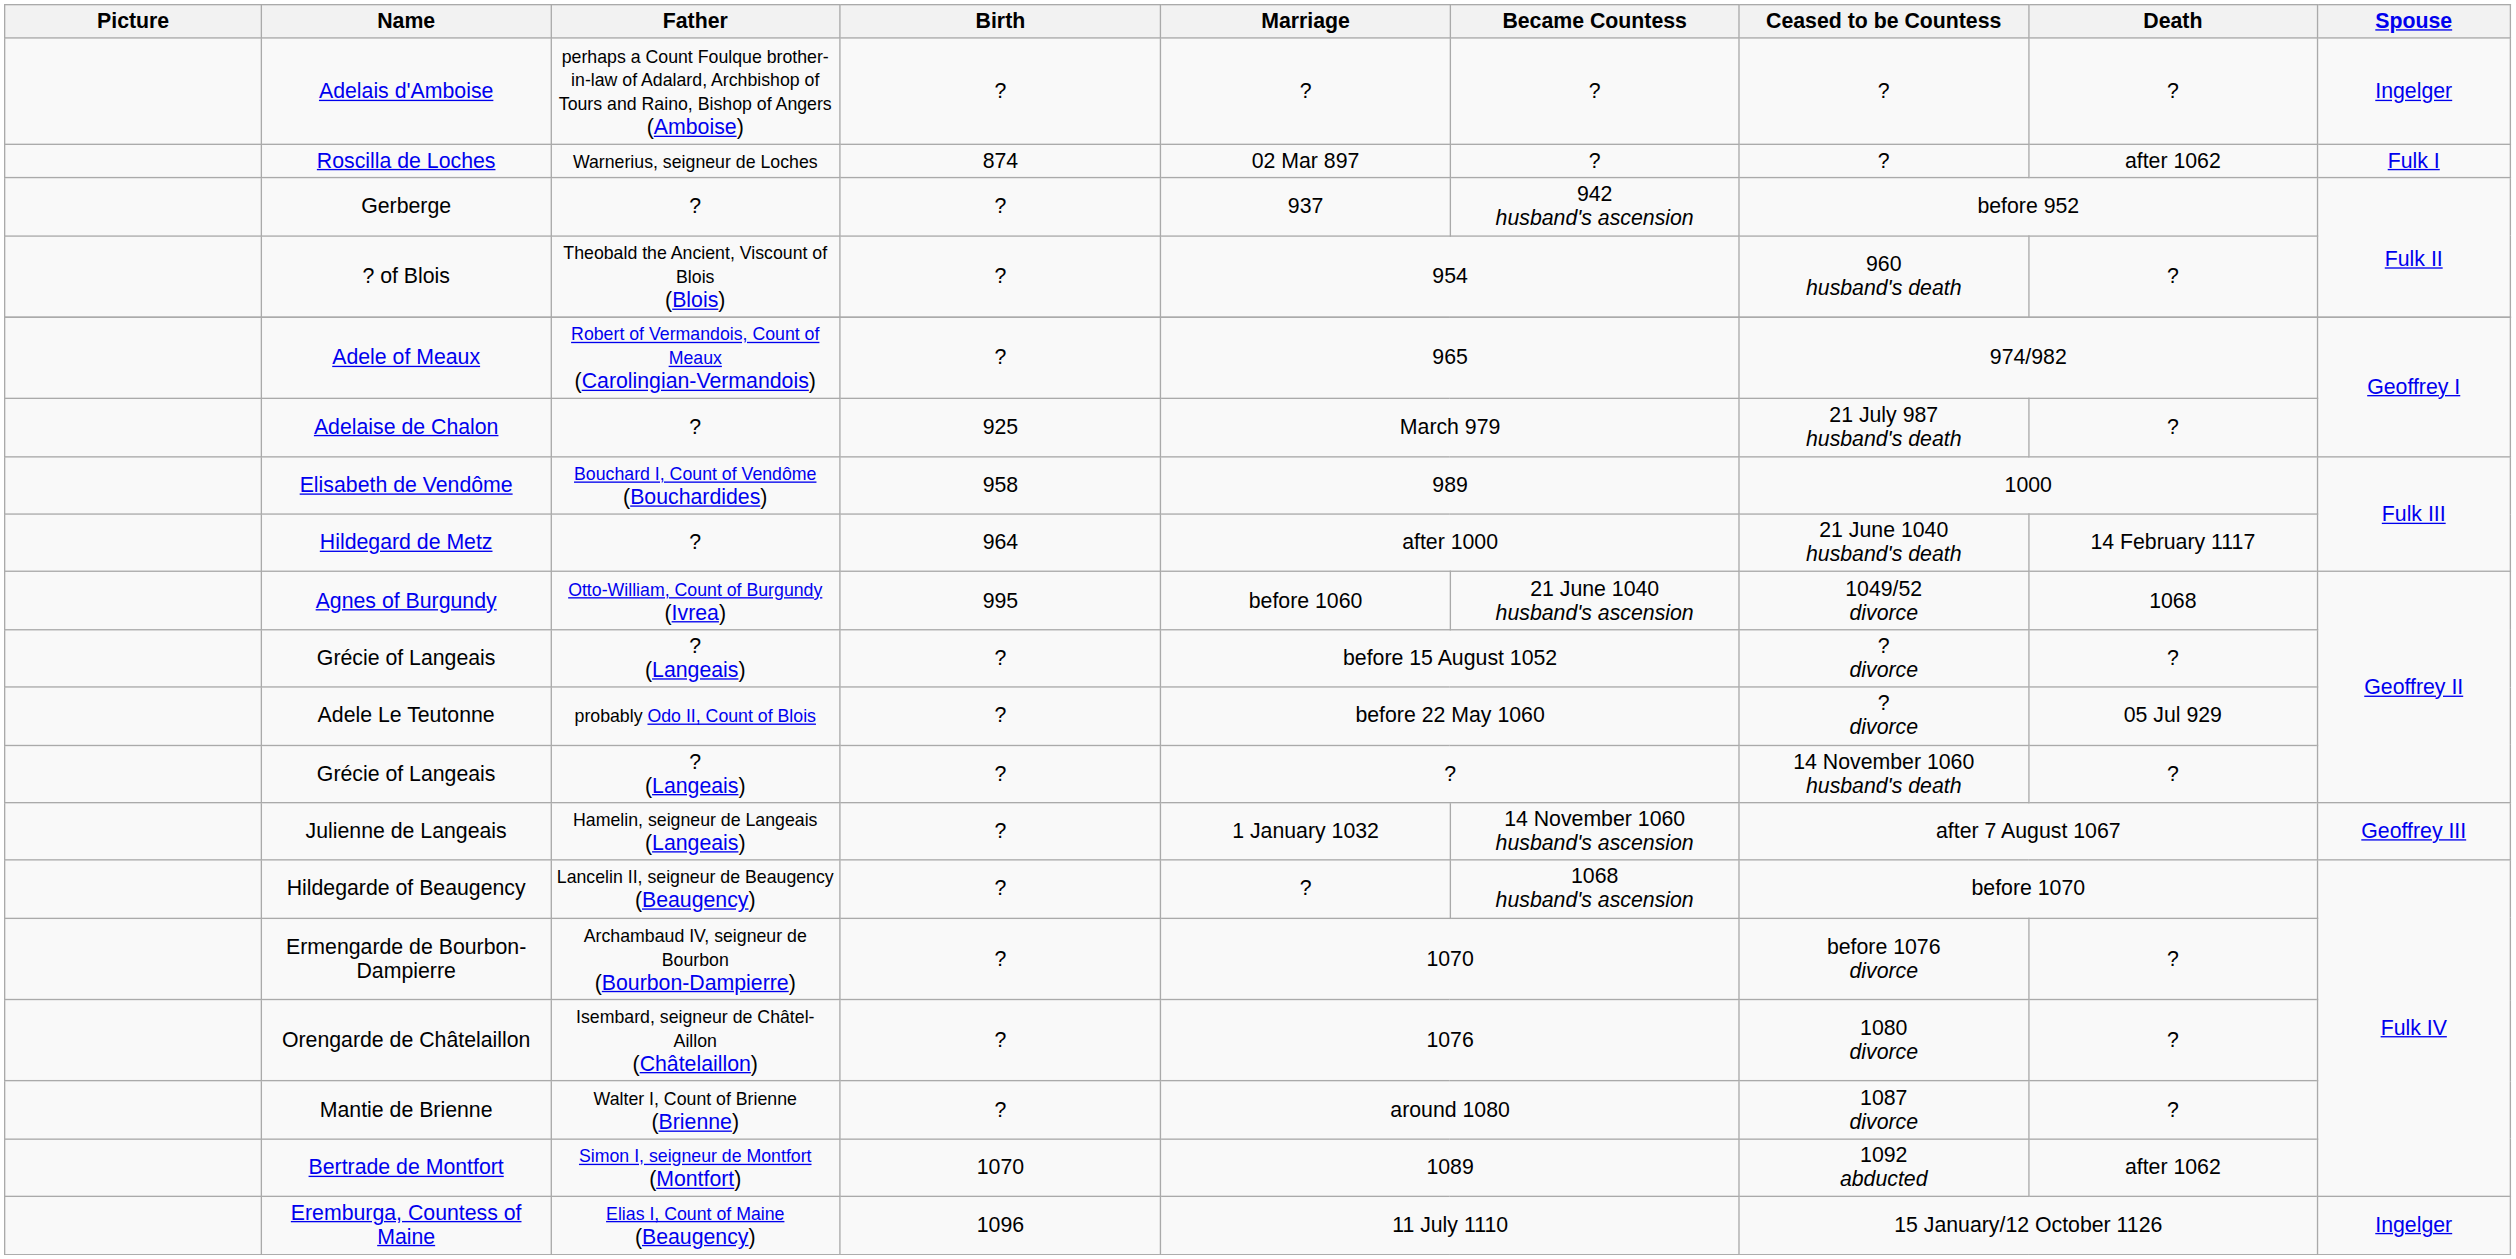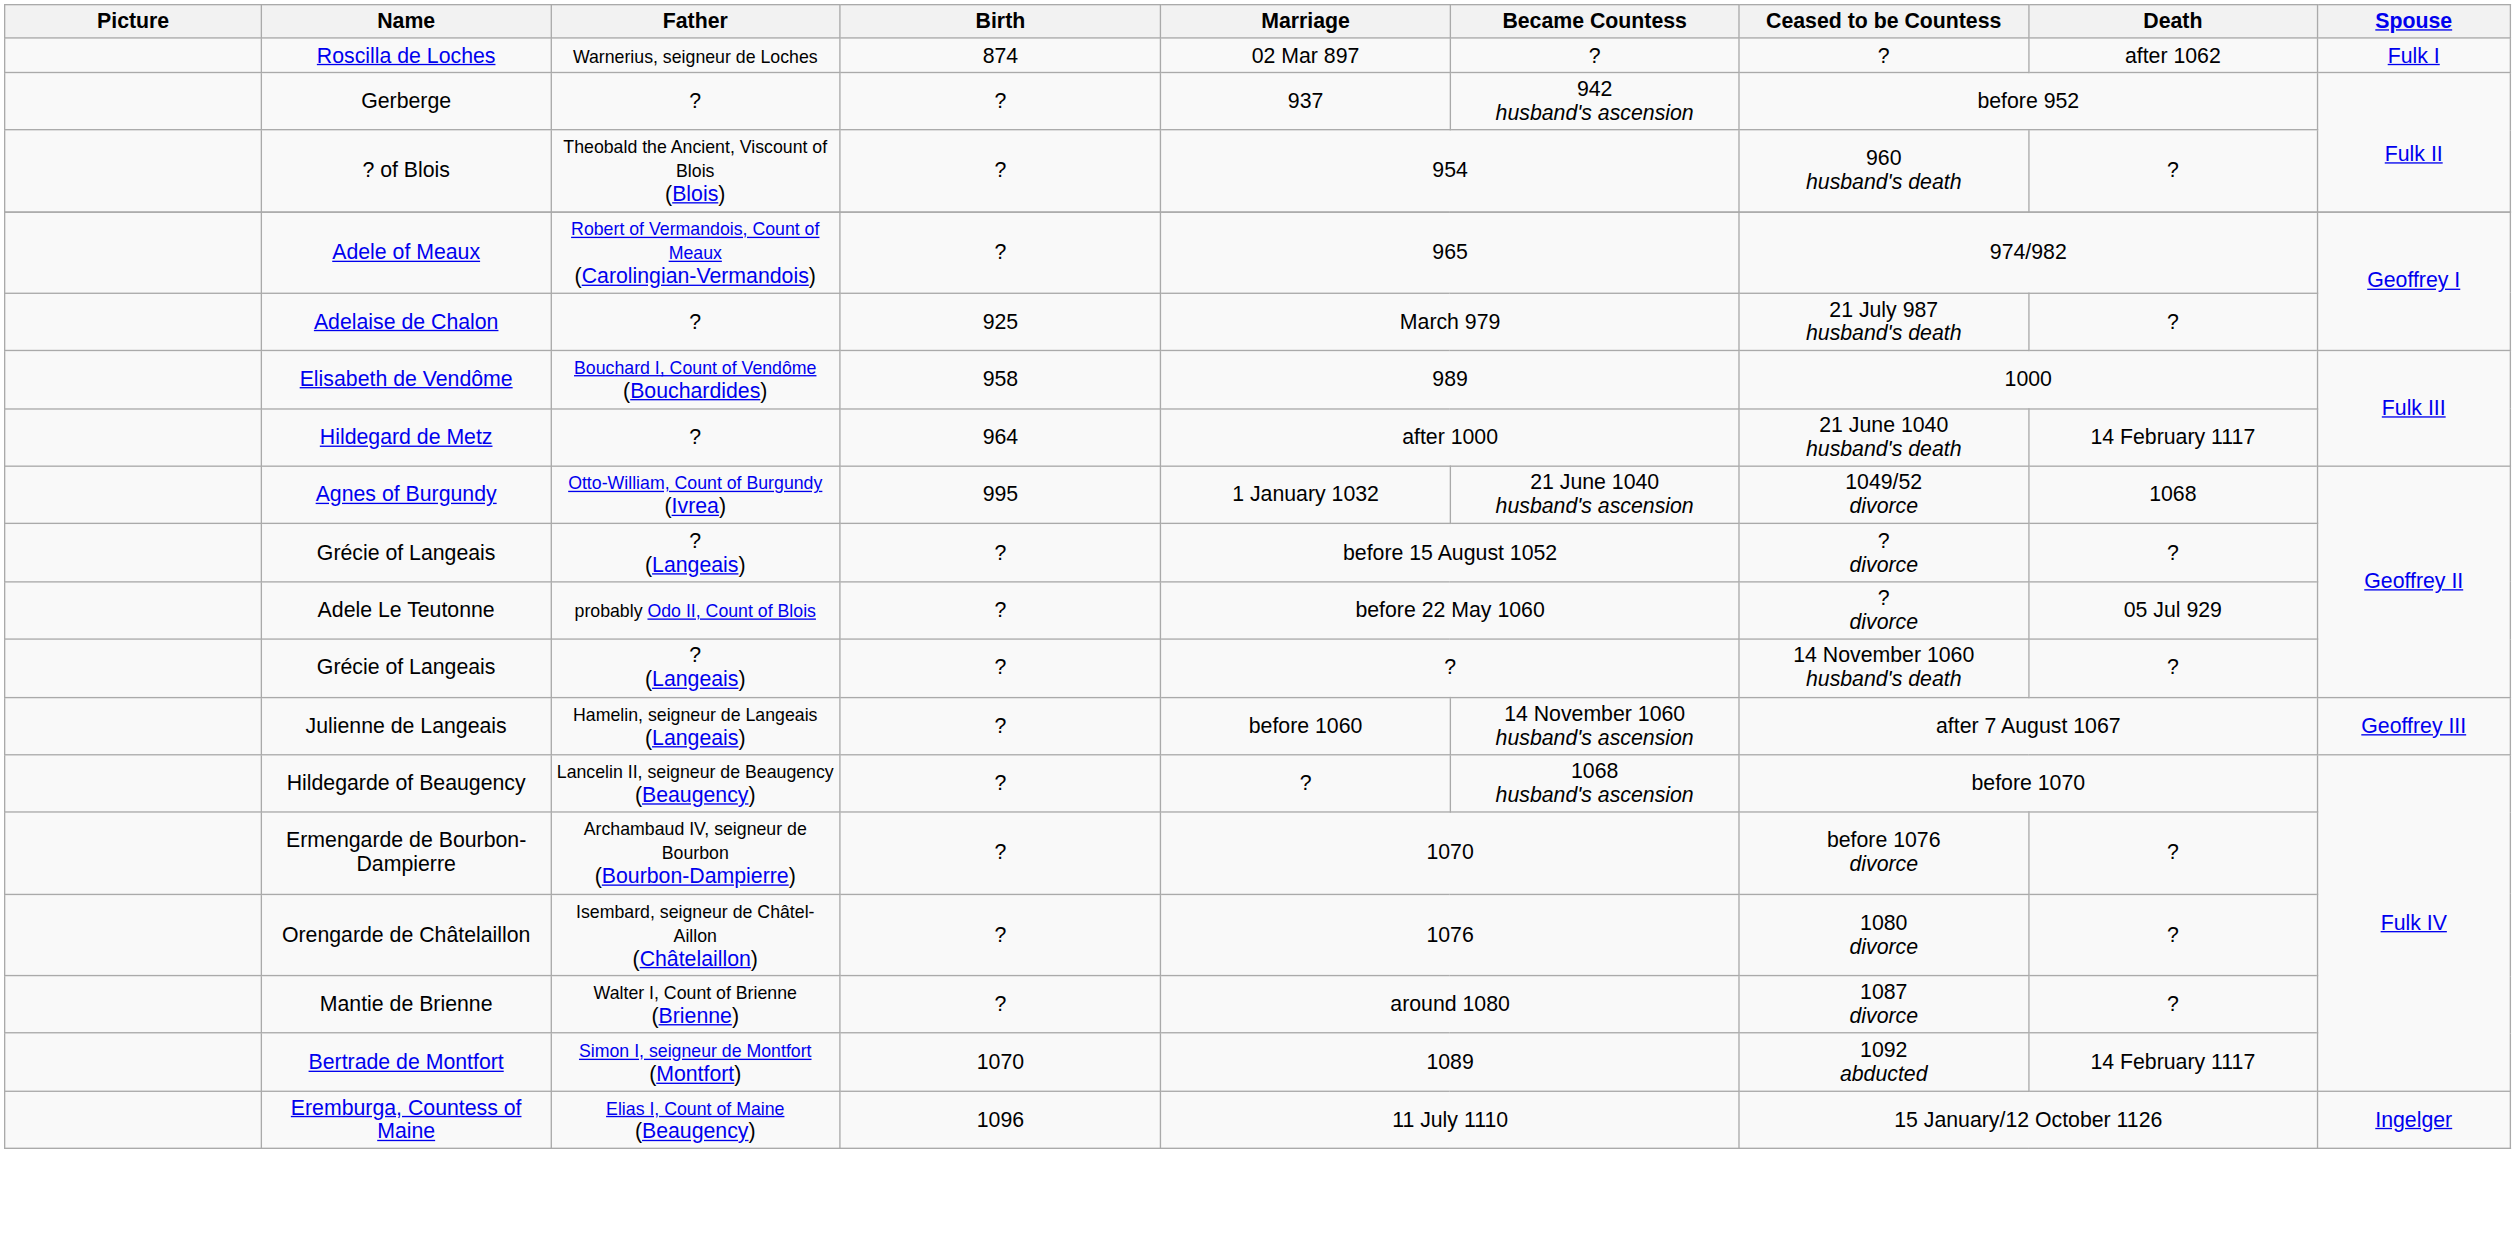- row: (406, 91)
(1306, 600) before 1060 -> (1306, 494) 1 January 1032
(1306, 831) 1 January 1032 -> (1306, 725) before 1060
(2173, 1167) after 1062 -> (2173, 1061) 14 February 1117
